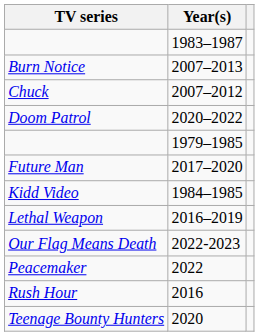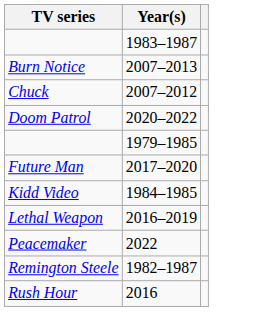- row: (82, 243)
+ row: (63, 268)
- row: (86, 318)
